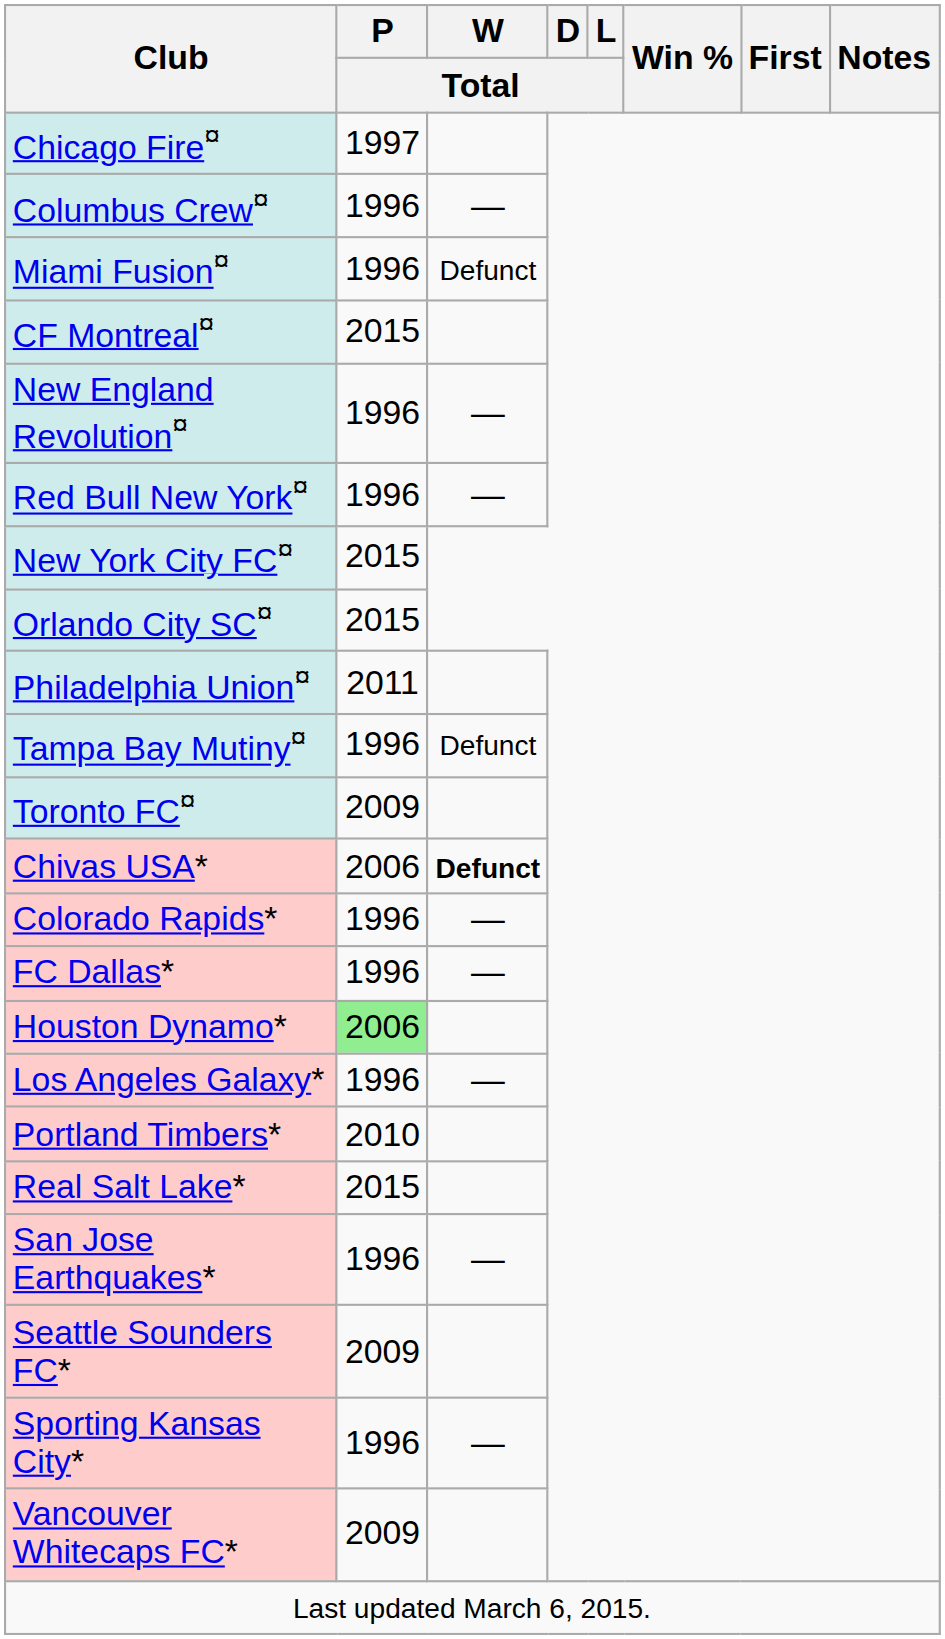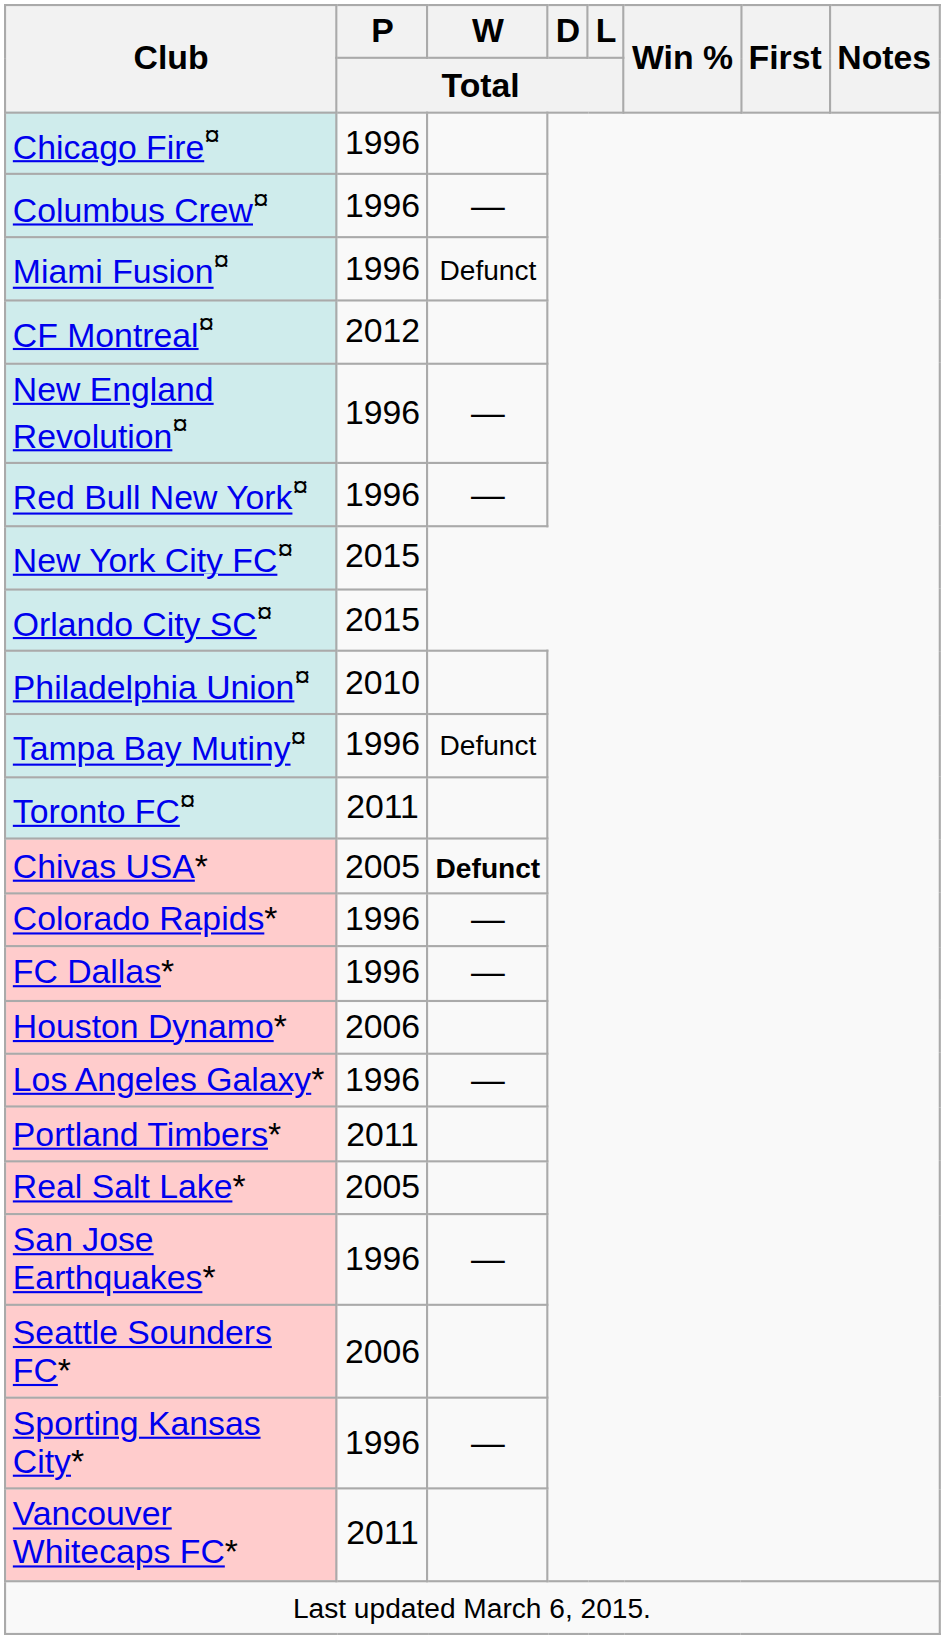(382, 142) 1997 -> (382, 142) 1996
(382, 330) 2015 -> (382, 330) 2012
(382, 682) 2011 -> (382, 682) 2010
(382, 807) 2009 -> (382, 807) 2011
(382, 865) 2006 -> (382, 865) 2005
(382, 1026) lightgreen background -> (382, 1026) no background
(382, 1133) 2010 -> (382, 1133) 2011
(382, 1186) 2015 -> (382, 1186) 2005
(382, 1351) 2009 -> (382, 1351) 2006
(382, 1534) 2009 -> (382, 1534) 2011
